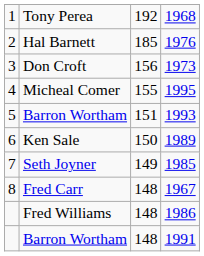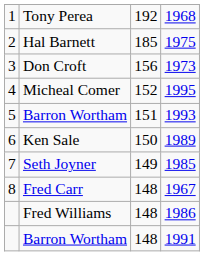(180, 41) 1976 -> (180, 41) 1975
(146, 90) 155 -> (146, 90) 152
